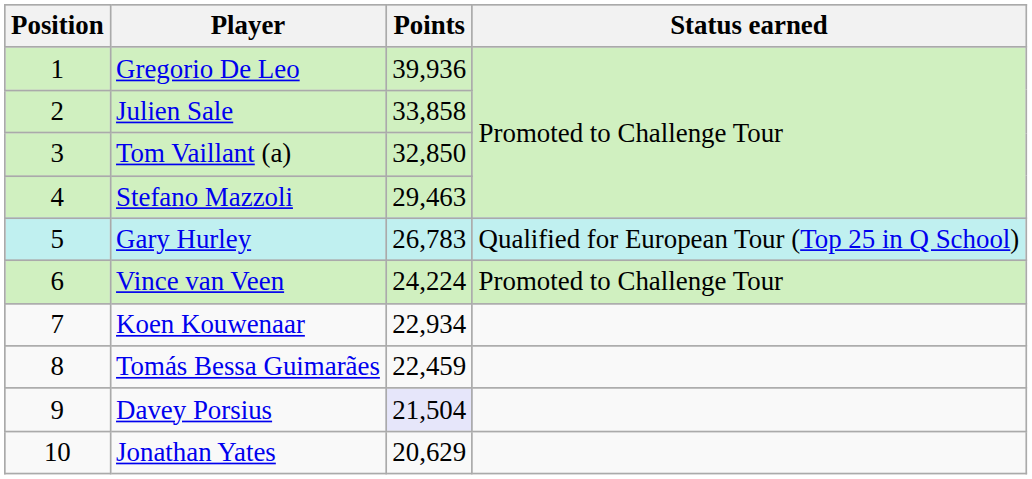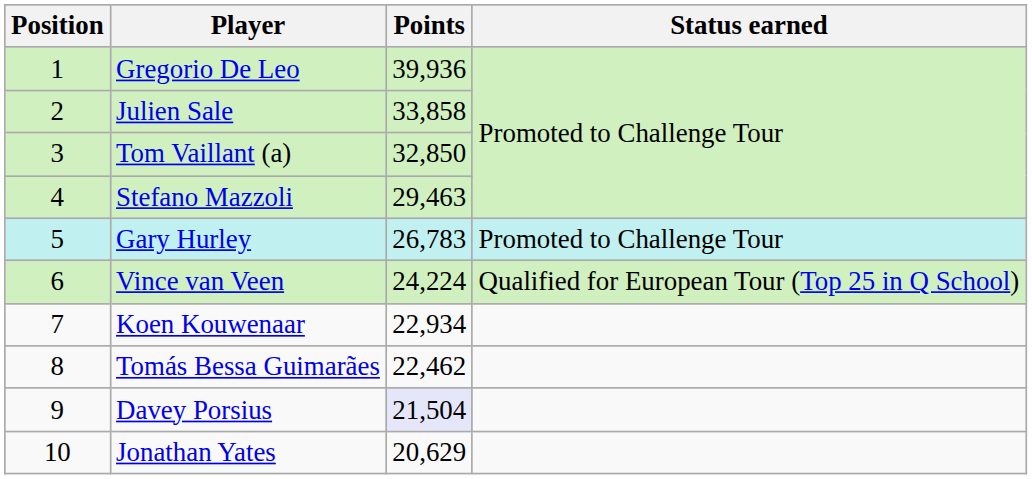(749, 238) Qualified for European Tour (Top 25 in Q School) -> (631, 238) Promoted to Challenge Tour
(631, 281) Promoted to Challenge Tour -> (749, 281) Qualified for European Tour (Top 25 in Q School)
(429, 366) 22,459 -> (429, 366) 22,462
